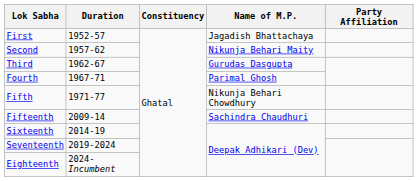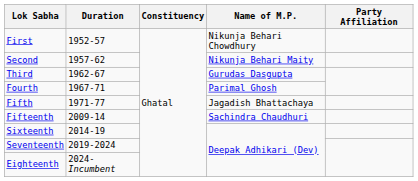(261, 36) Jagadish Bhattachaya -> (245, 41) Nikunja Behari Chowdhury
(245, 97) Nikunja Behari Chowdhury -> (261, 103) Jagadish Bhattachaya
